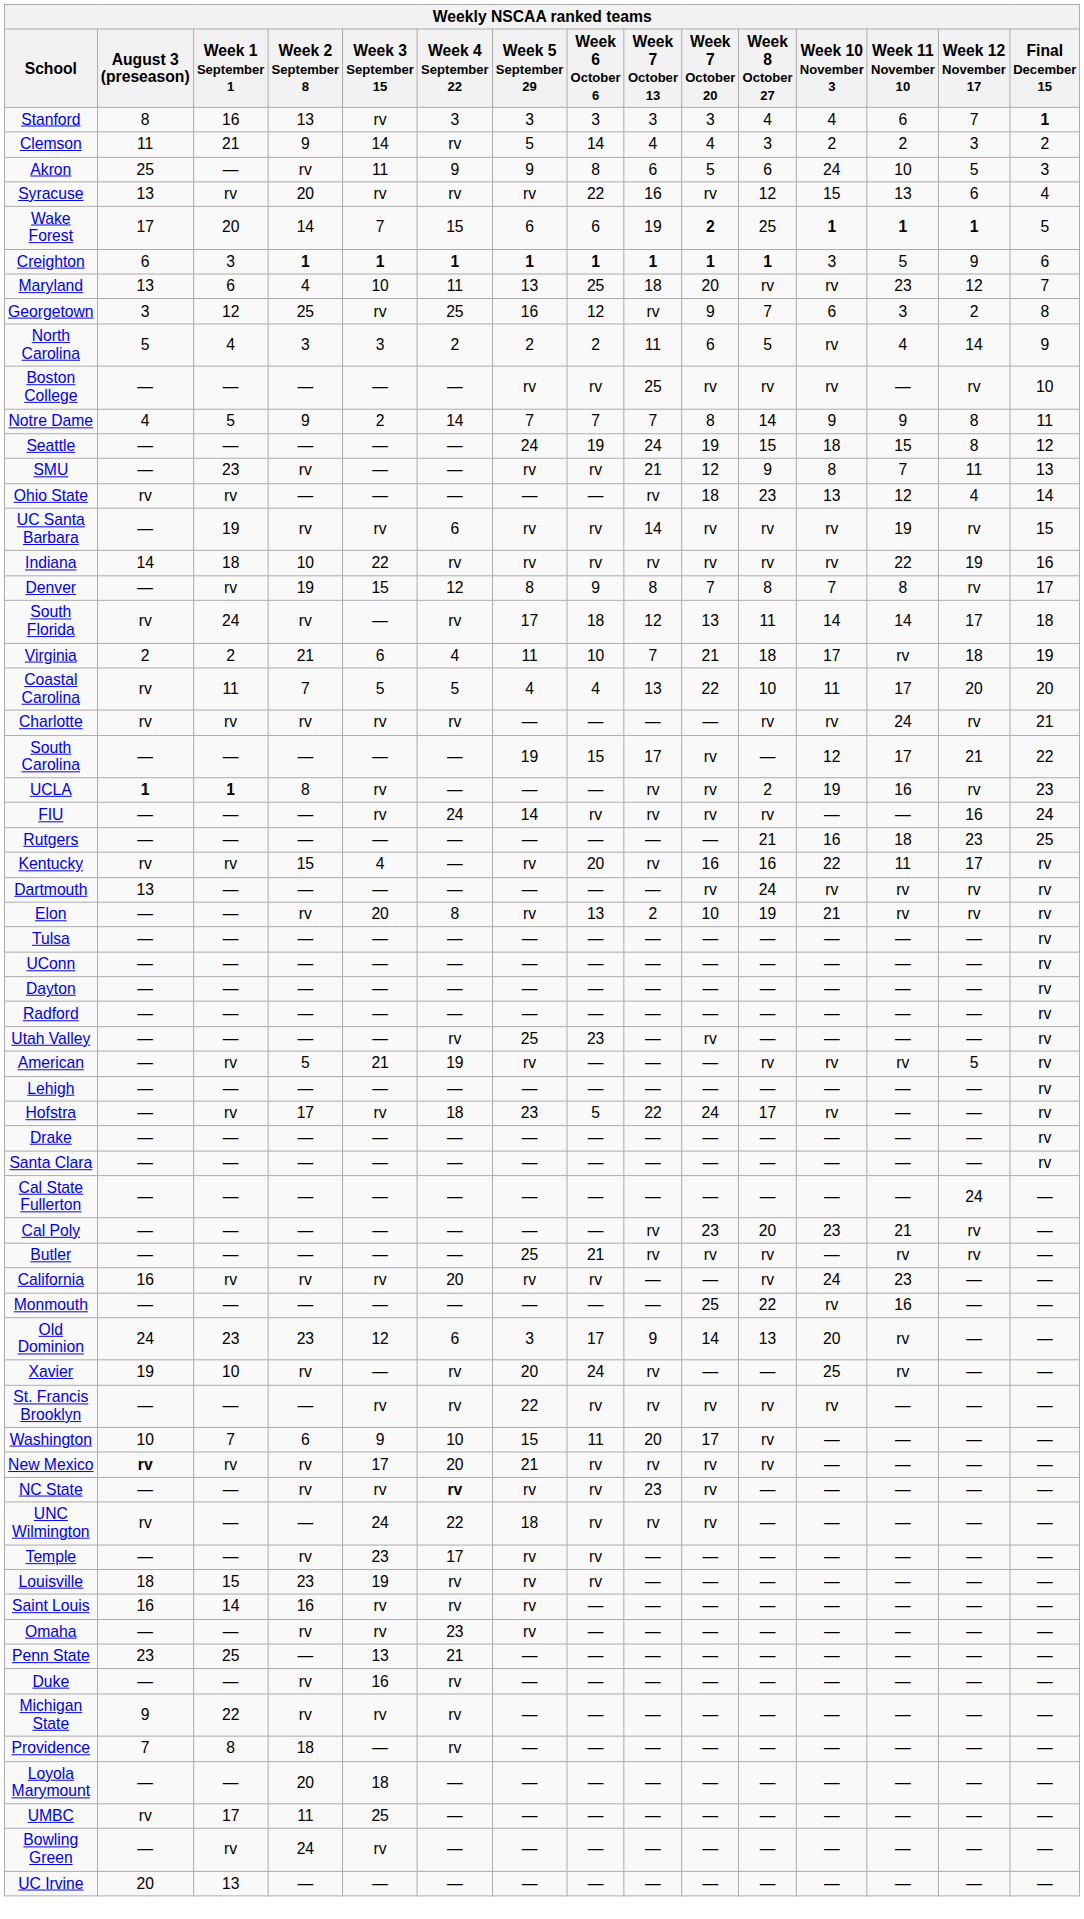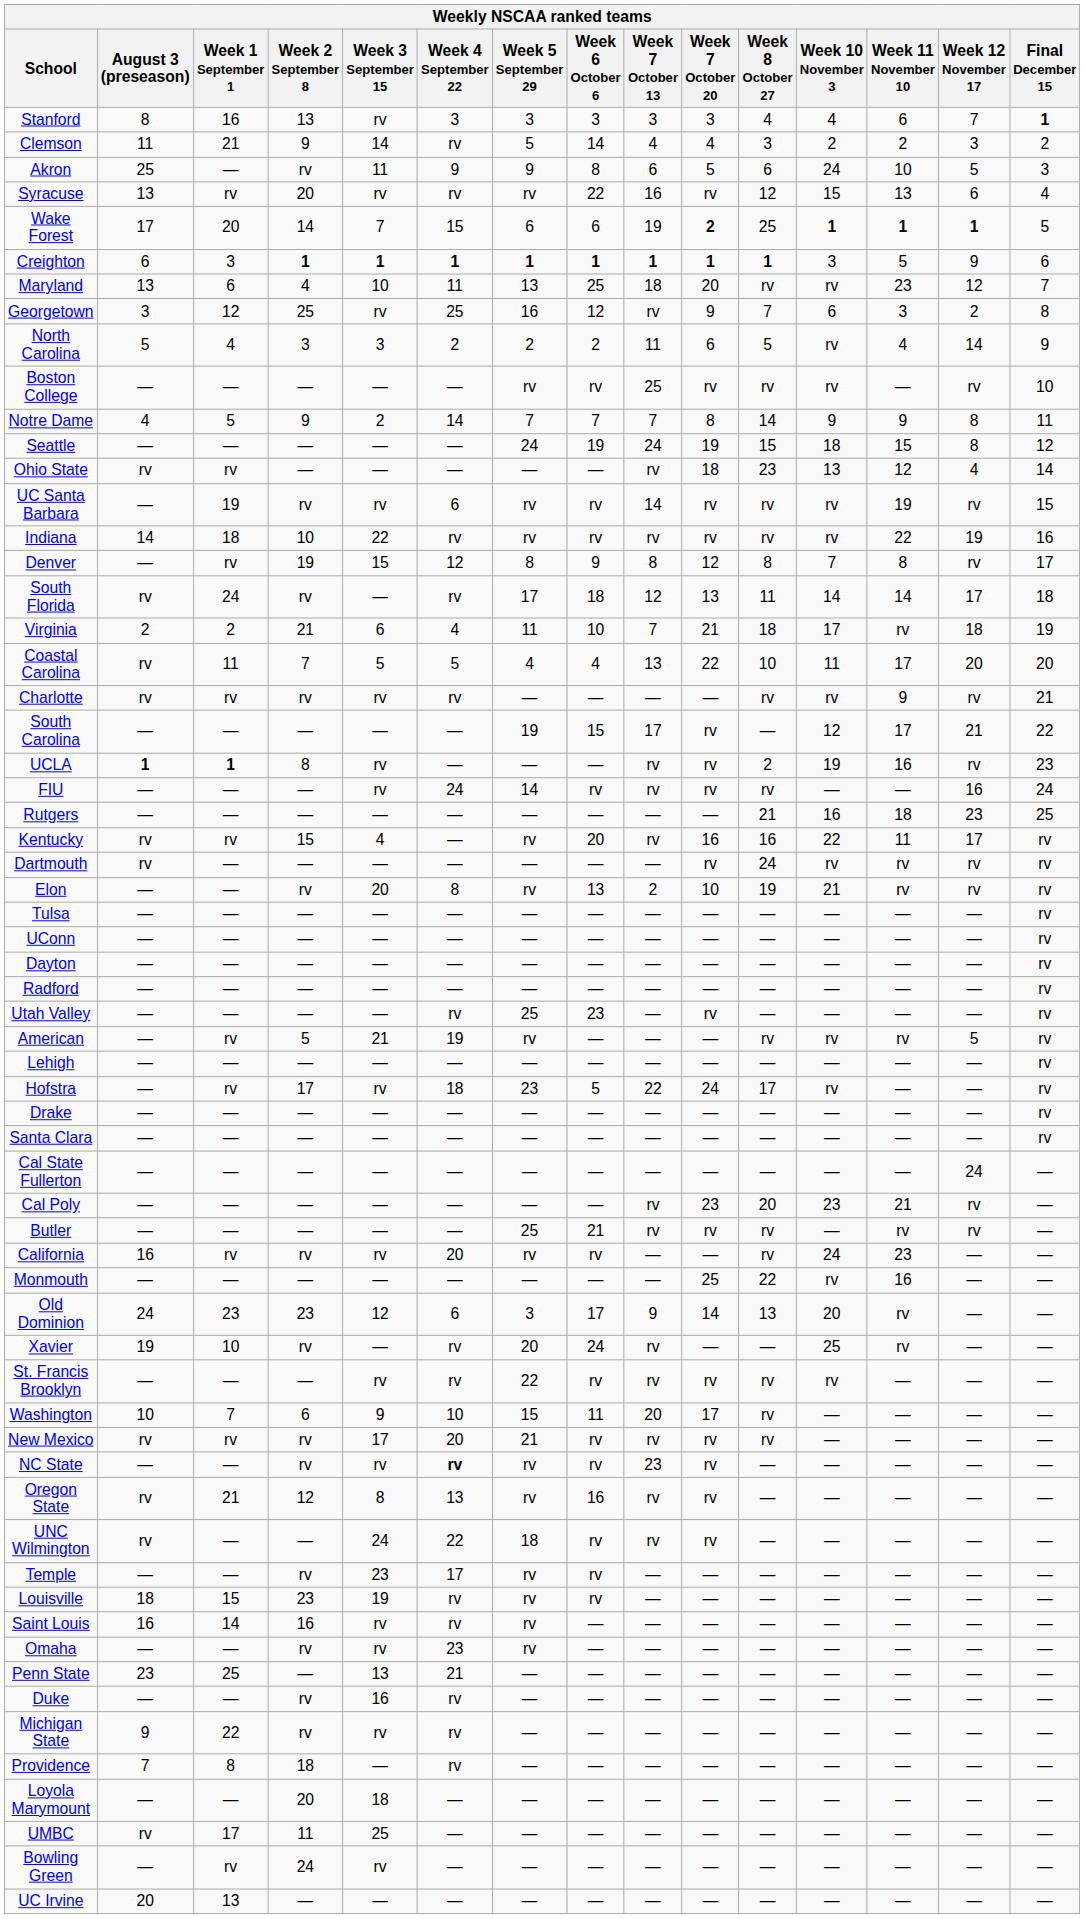- row: (51, 470)
(710, 588) 7 -> (710, 563) 12
(903, 722) 24 -> (903, 697) 9
(145, 889) 13 -> (145, 864) rv
(145, 1464) bold -> (145, 1439) normal
+ row: (51, 1498)
